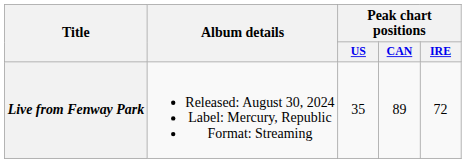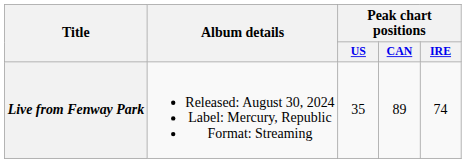(441, 110) 72 -> (441, 110) 74
